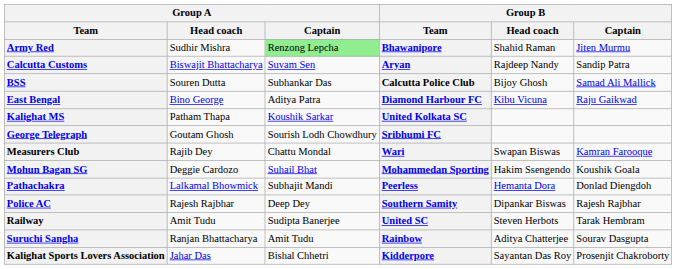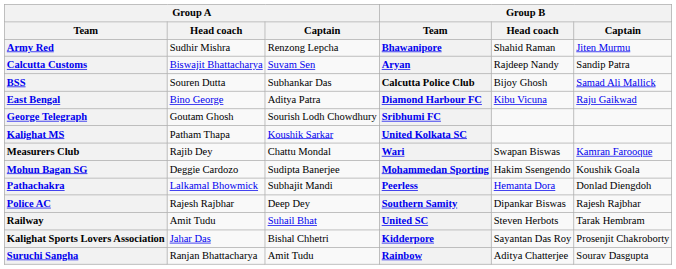(303, 48) lightgreen background -> (303, 48) no background
rows swapped: (36, 117) <-> (47, 134)
(292, 169) Suhail Bhat -> (304, 169) Sudipta Banerjee
(304, 221) Sudipta Banerjee -> (292, 221) Suhail Bhat
rows swapped: (43, 238) <-> (86, 256)
